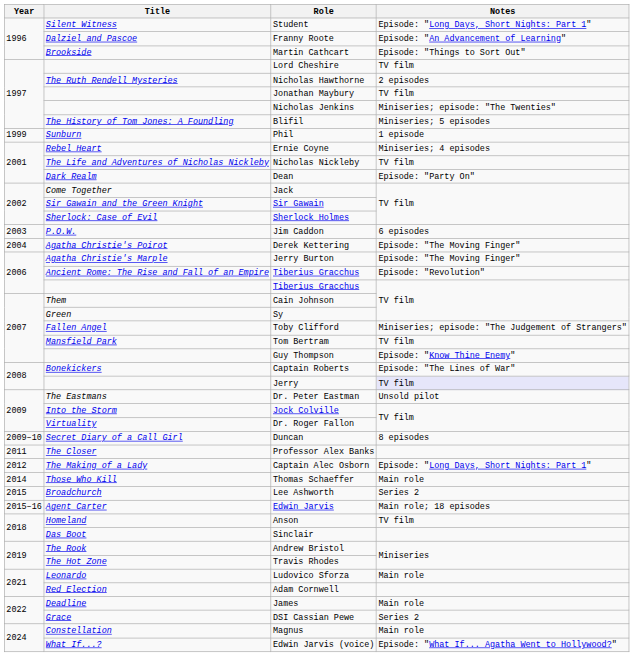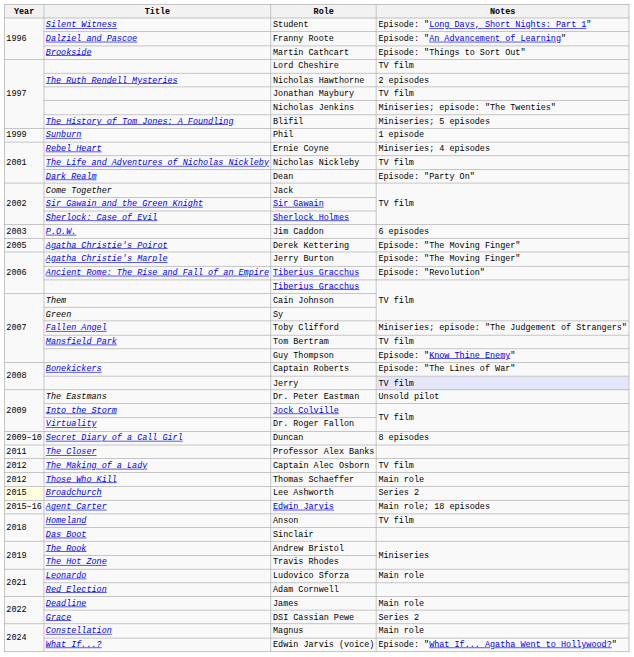(16, 245) 2004 -> (16, 245) 2005
(485, 466) Episode: "Long Days, Short Nights: Part 1" -> (396, 466) TV film
(16, 479) 2014 -> (16, 479) 2012
(16, 493) no background -> (16, 493) lightyellow background
